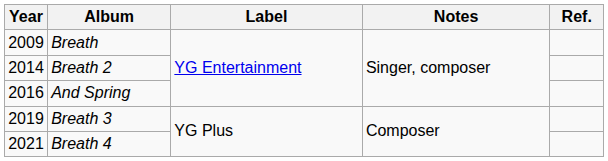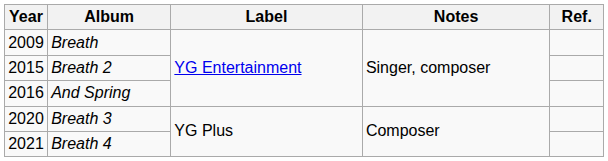(26, 67) 2014 -> (26, 67) 2015
(26, 118) 2019 -> (26, 118) 2020
